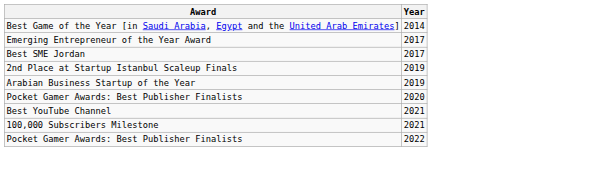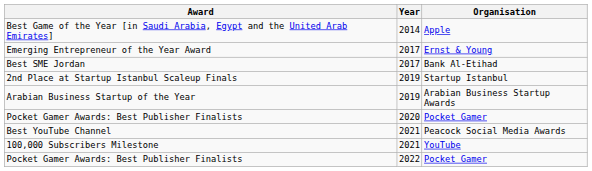+ column: (505, 11)
